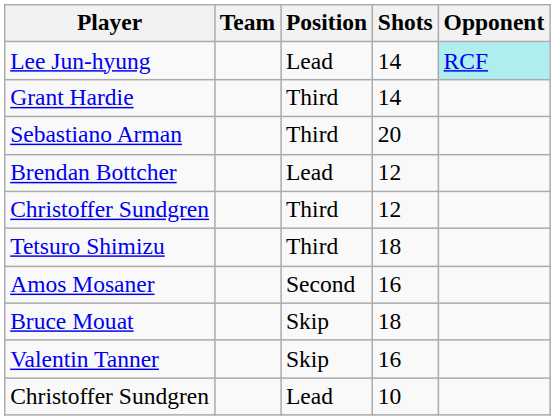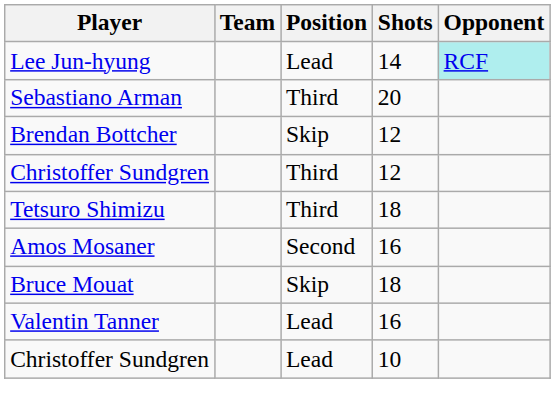- row: (72, 97)
(309, 172) Lead -> (308, 135) Skip
(308, 358) Skip -> (309, 321) Lead
